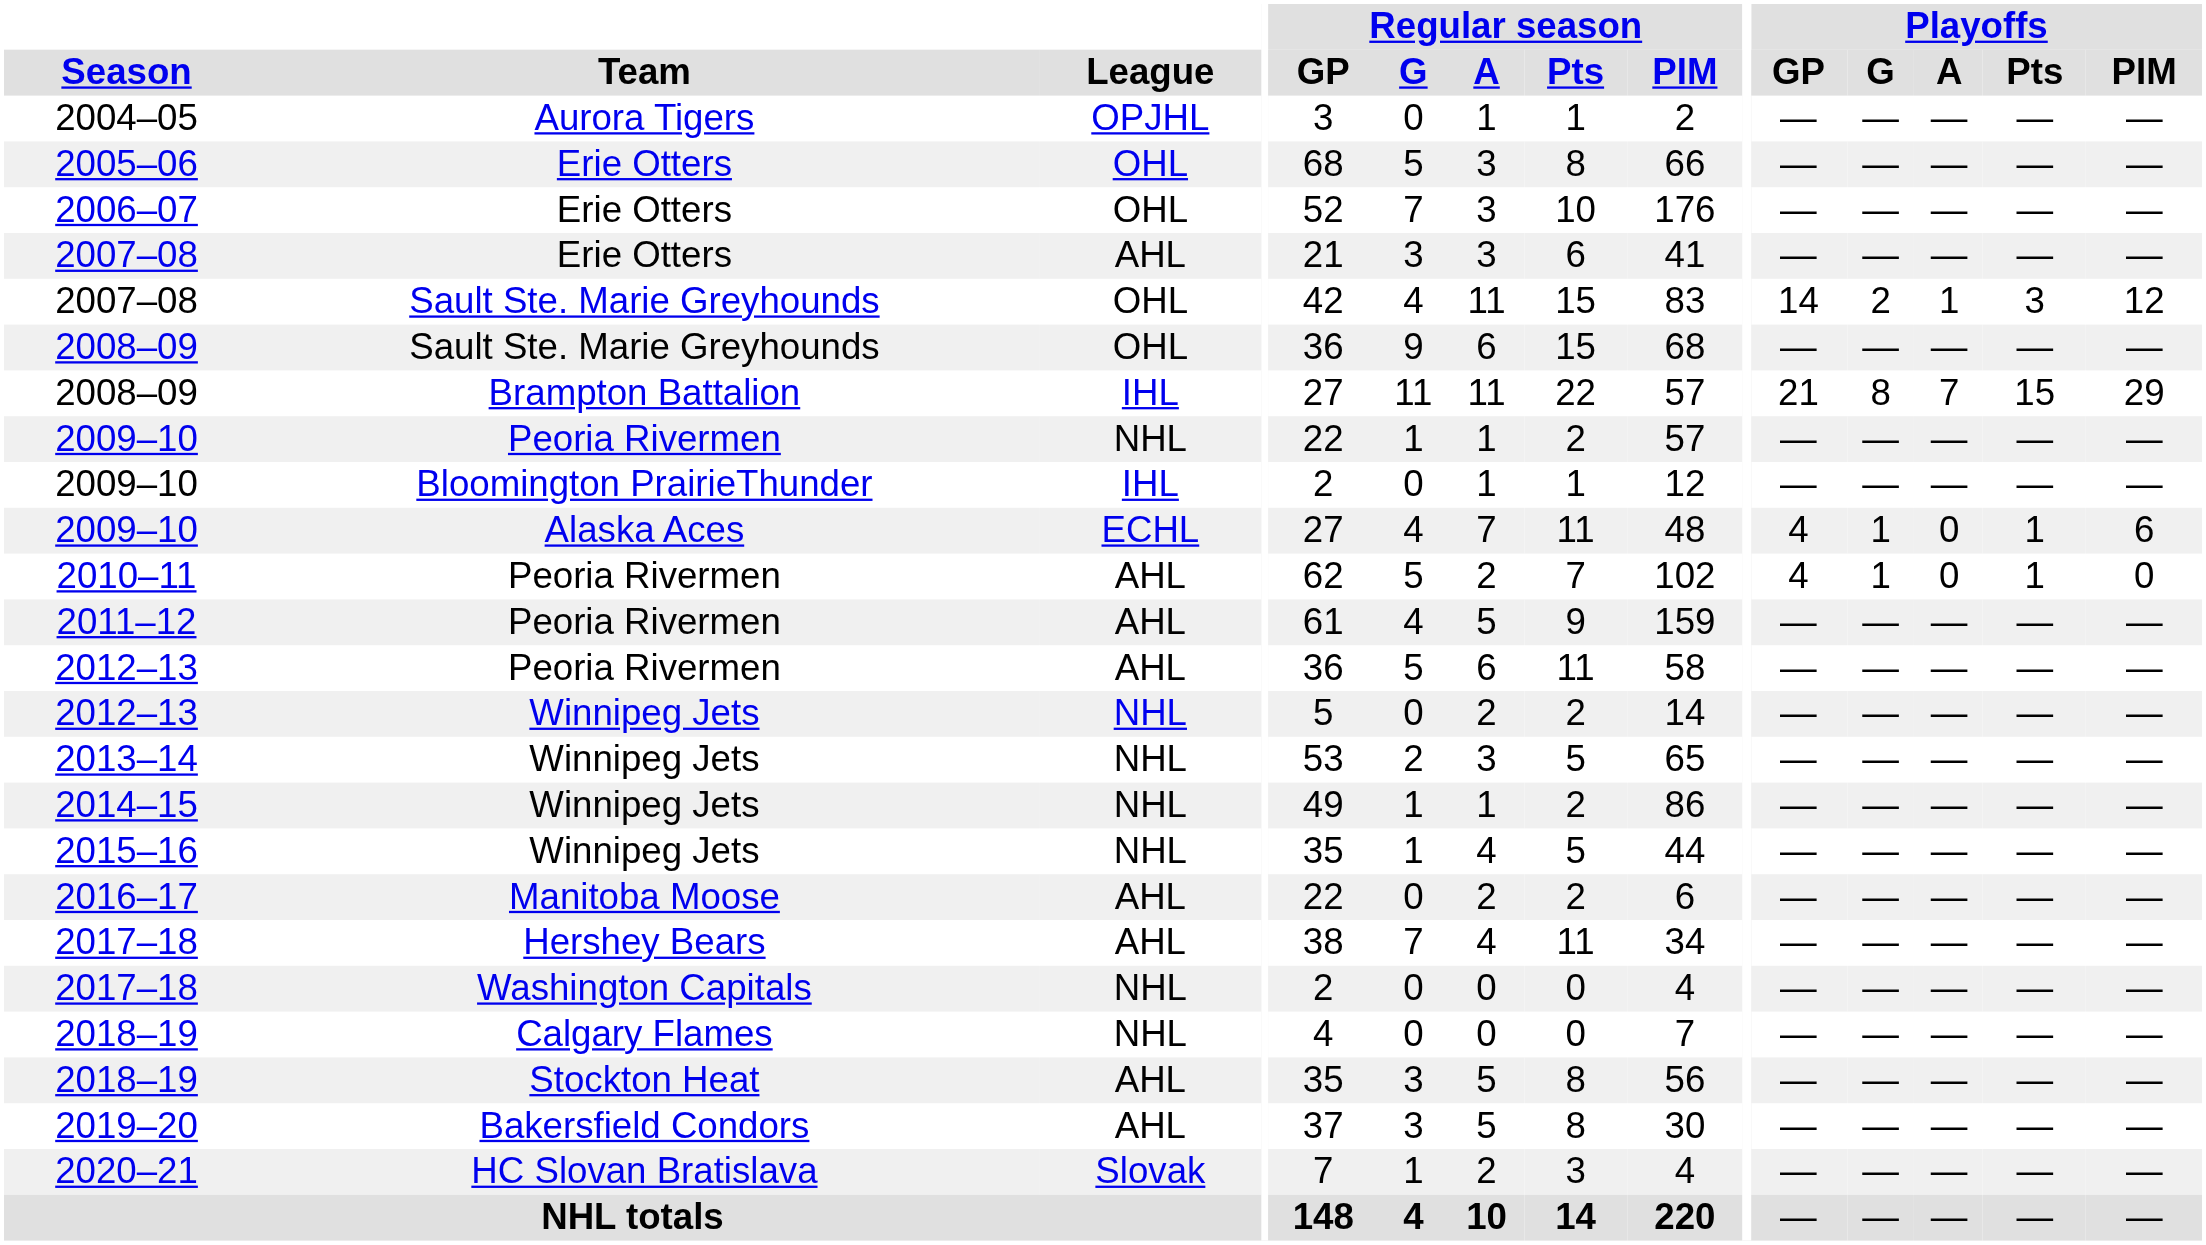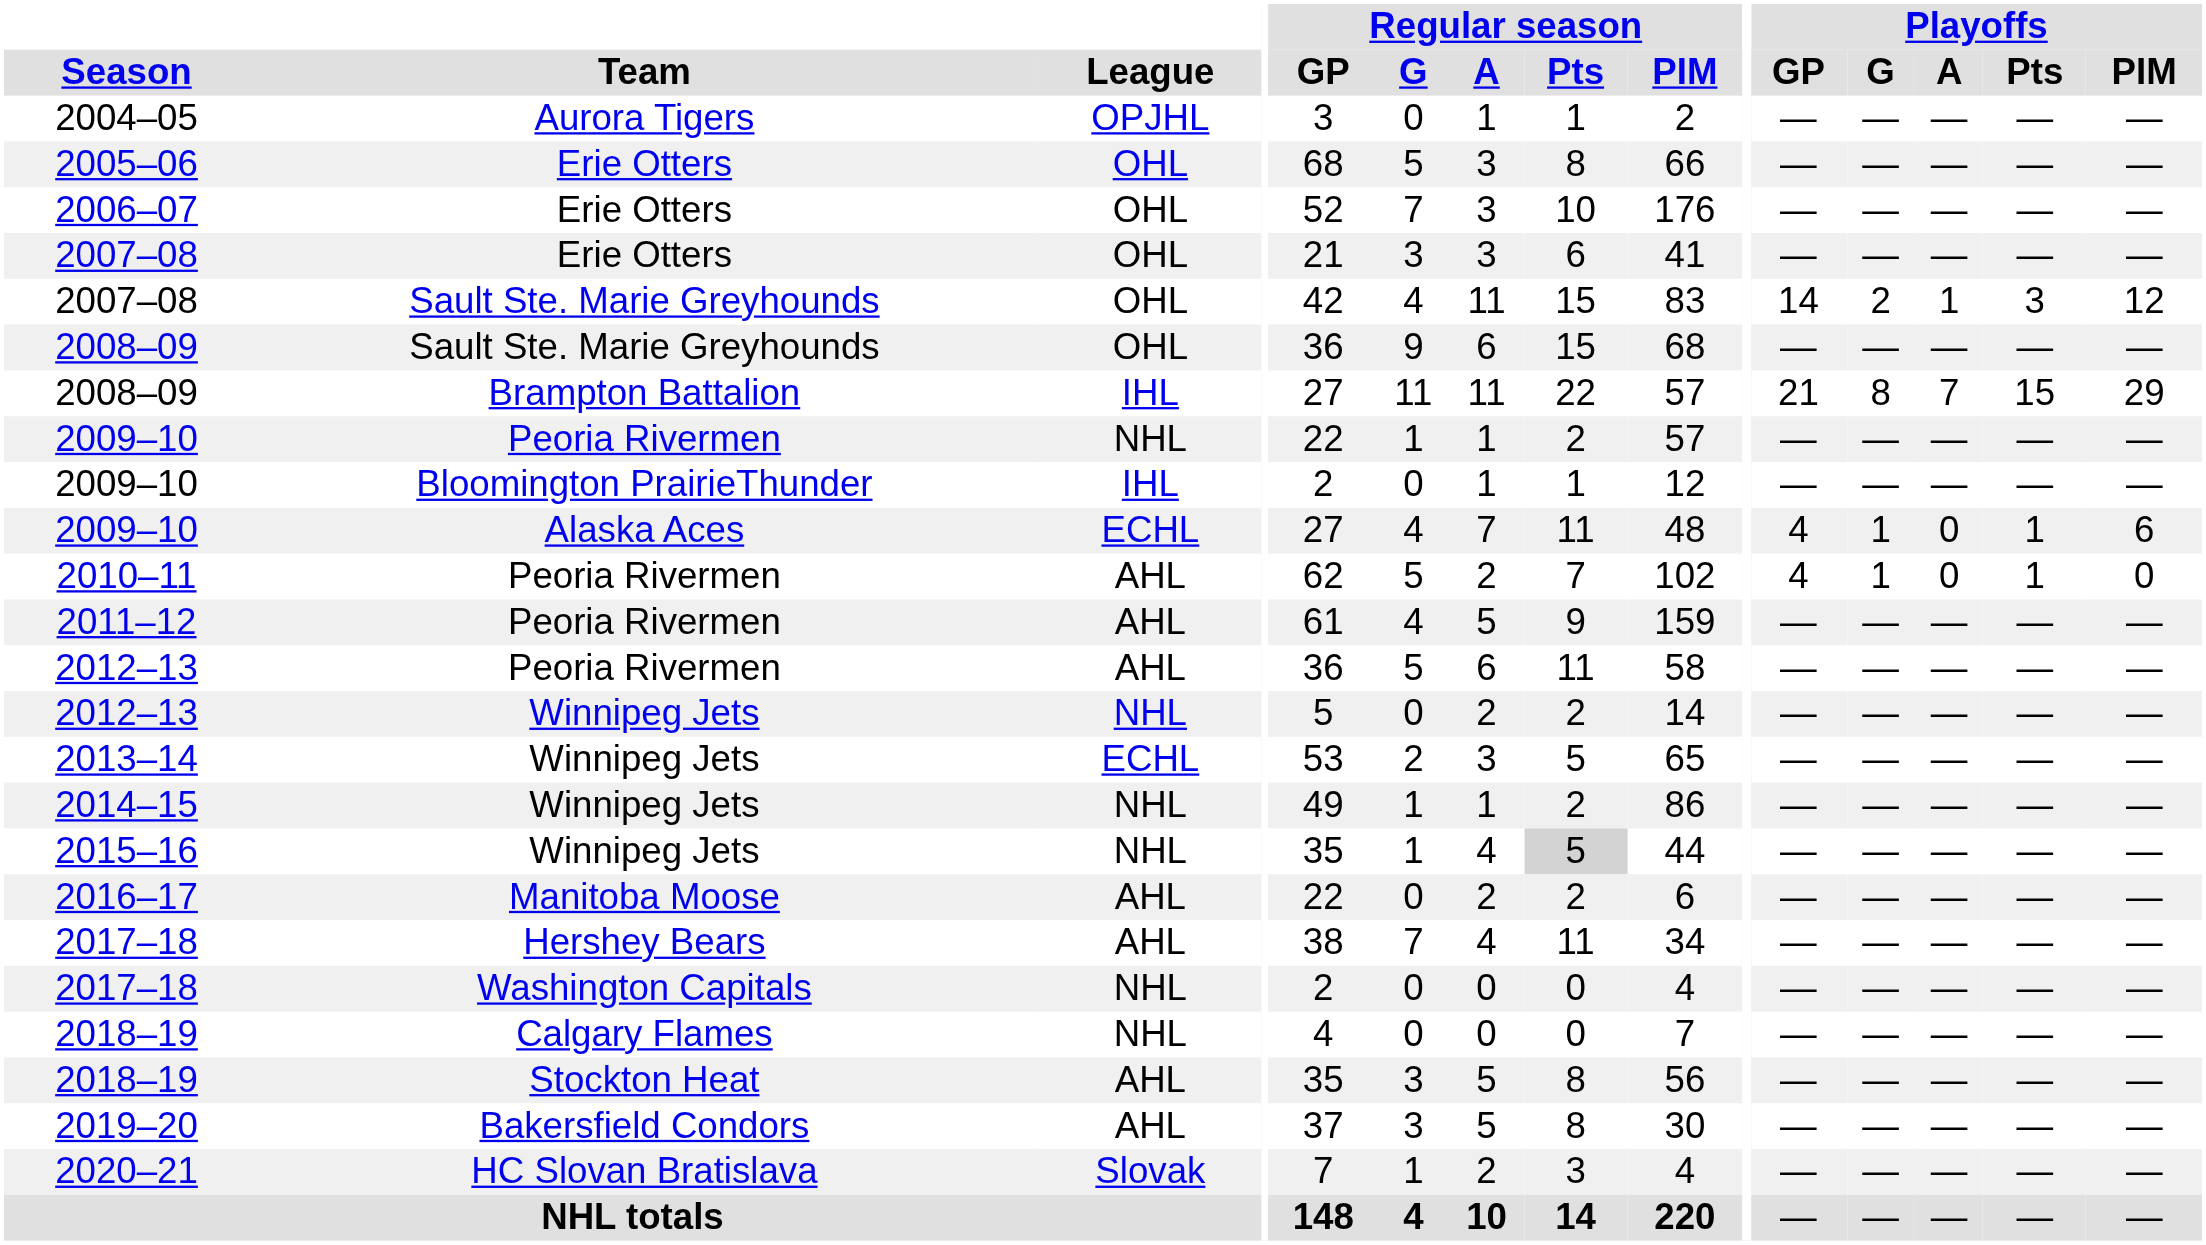(1150, 255) AHL -> (1150, 255) OHL
(1150, 759) NHL -> (1150, 759) ECHL
(1576, 850) no background -> (1576, 850) lightgrey background
